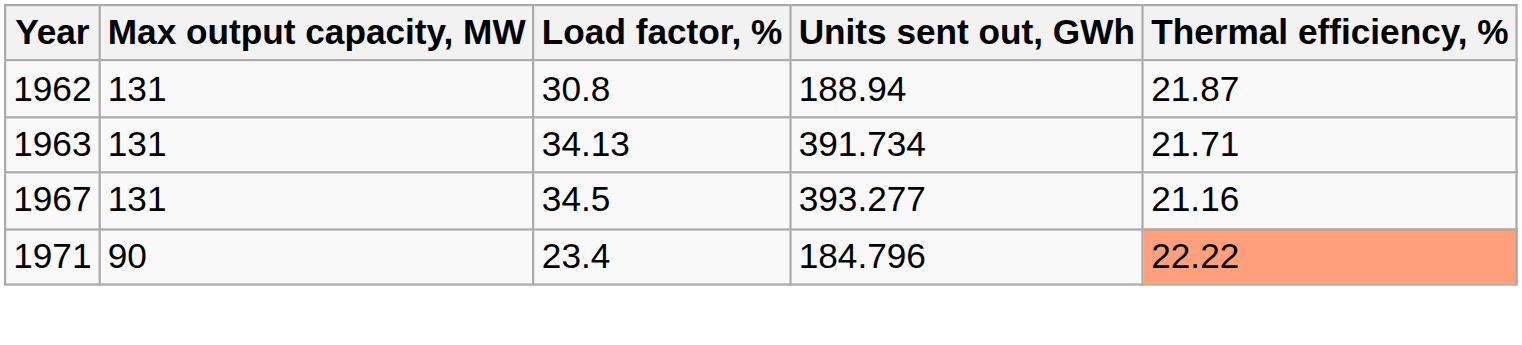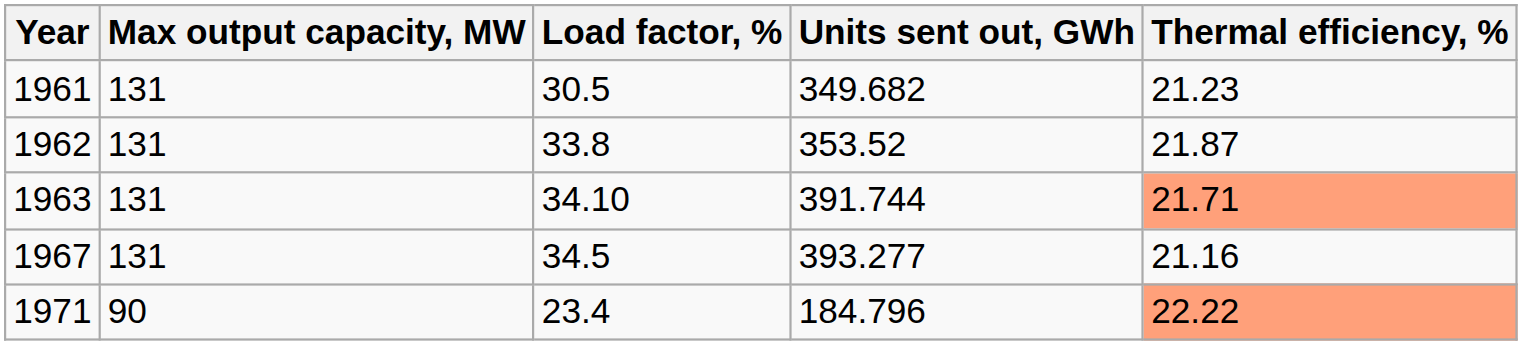+ row: (52, 88)
(576, 88) 30.8 -> (576, 144) 33.8
(852, 88) 188.94 -> (852, 144) 353.52
(586, 144) 34.13 -> (586, 199) 34.10
(862, 144) 391.734 -> (862, 199) 391.744
(1195, 144) no background -> (1195, 199) lightsalmon background
